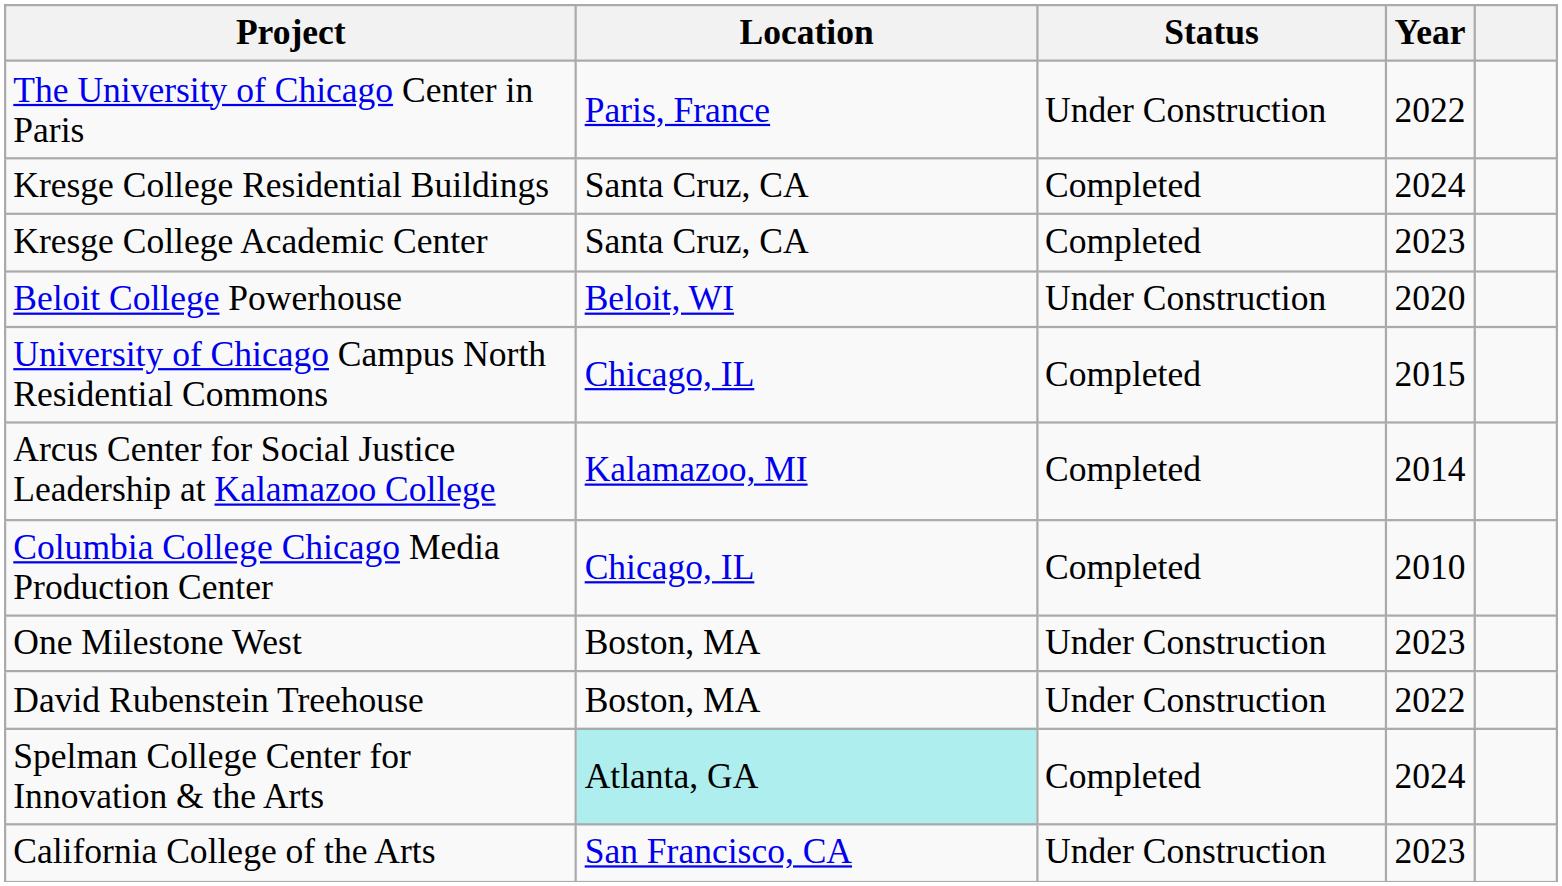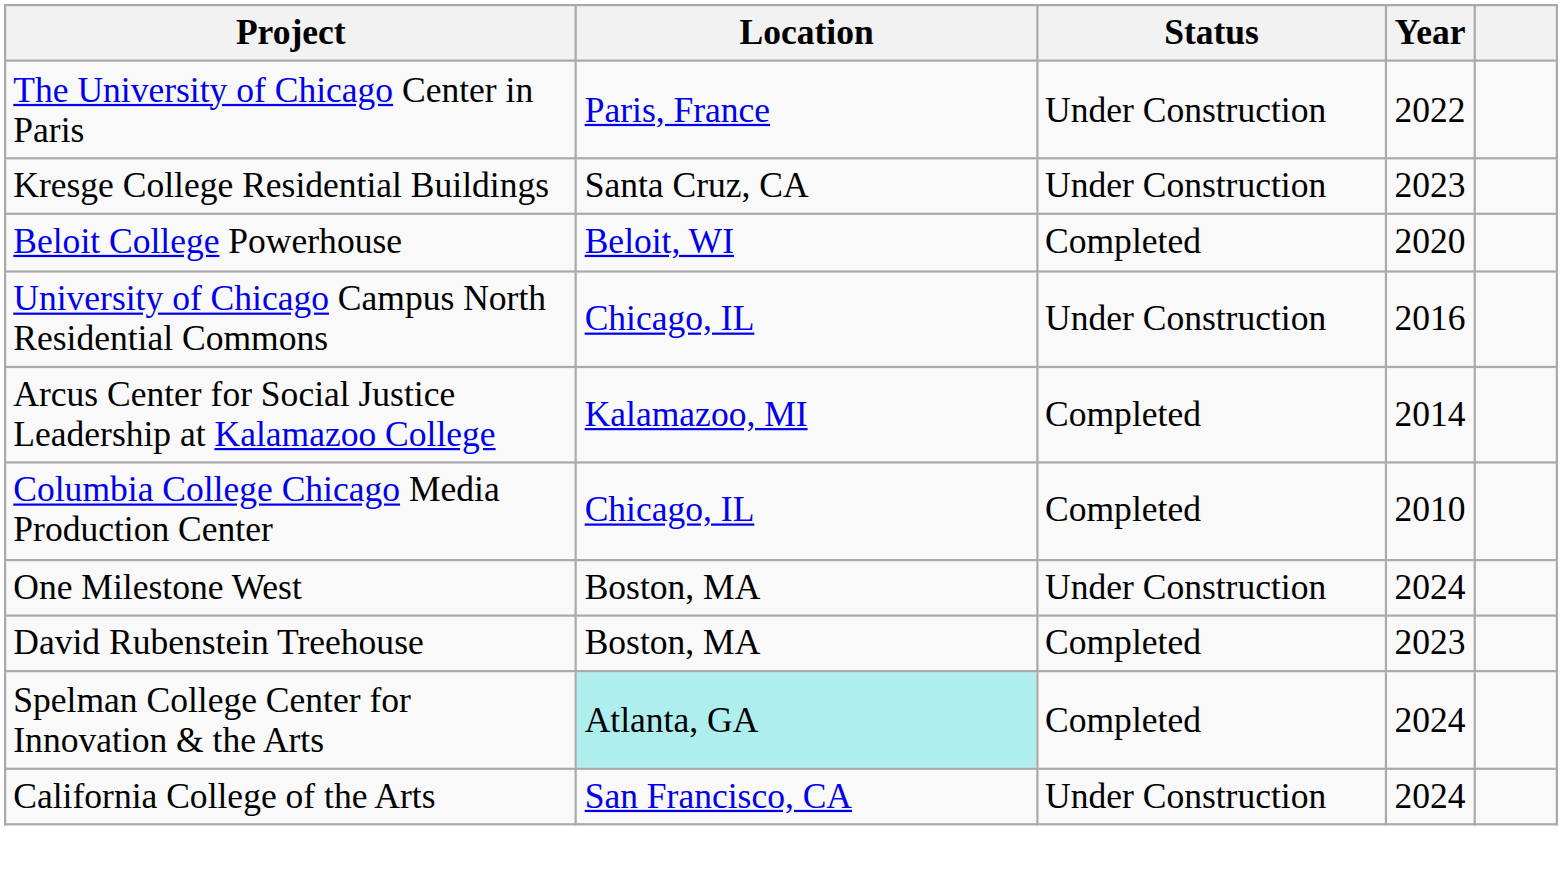(1123, 185) Completed -> (1186, 185) Under Construction
(1430, 185) 2024 -> (1430, 185) 2023
- row: (251, 241)
(1186, 297) Under Construction -> (1123, 241) Completed
(1123, 374) Completed -> (1186, 317) Under Construction
(1430, 374) 2015 -> (1430, 317) 2016
(1430, 643) 2023 -> (1430, 586) 2024
(1186, 699) Under Construction -> (1123, 643) Completed
(1430, 699) 2022 -> (1430, 643) 2023
(1430, 852) 2023 -> (1430, 795) 2024
